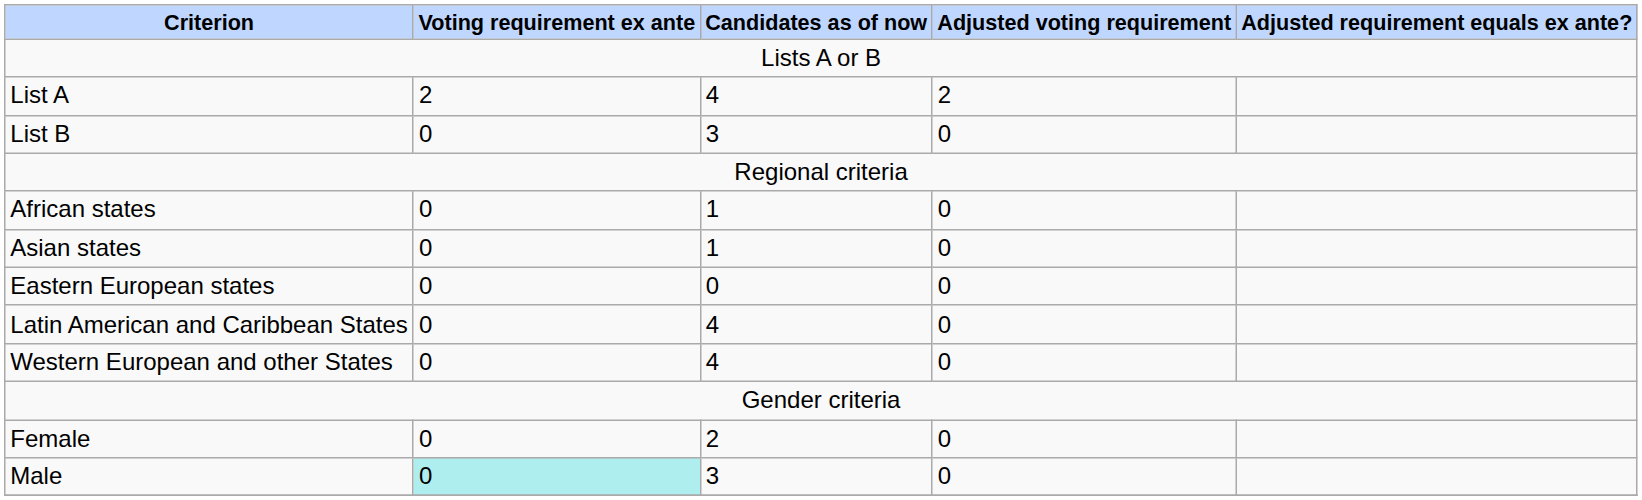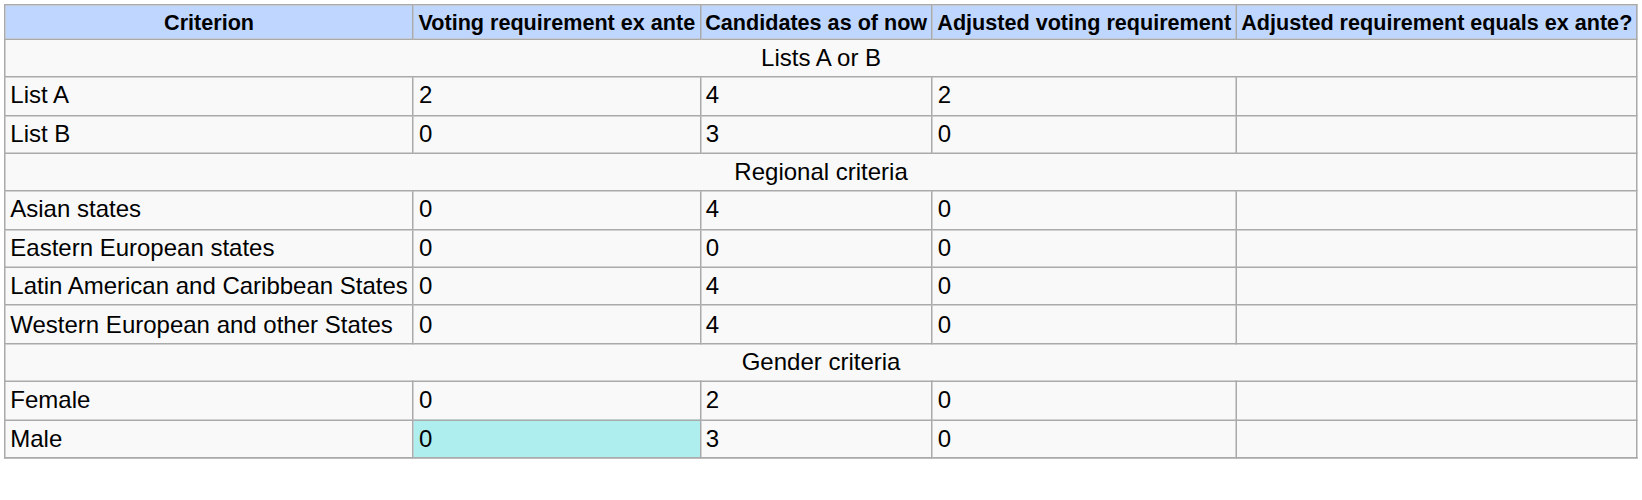- row: (83, 209)
(712, 247) 1 -> (712, 209) 4
